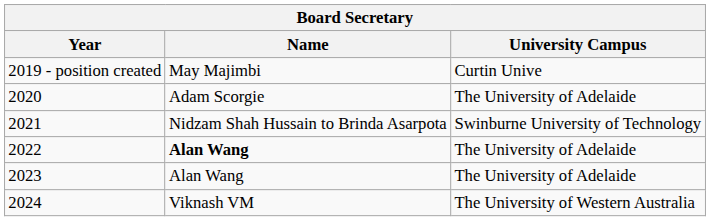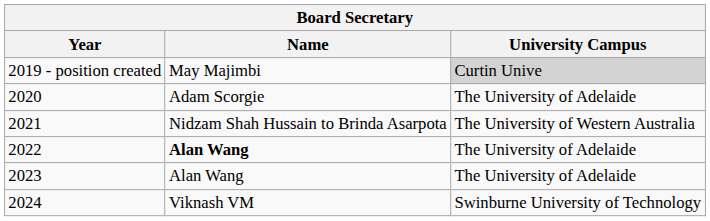(498, 70) no background -> (498, 70) lightgrey background
(578, 123) Swinburne University of Technology -> (575, 123) The University of Western Australia
(575, 202) The University of Western Australia -> (578, 202) Swinburne University of Technology
